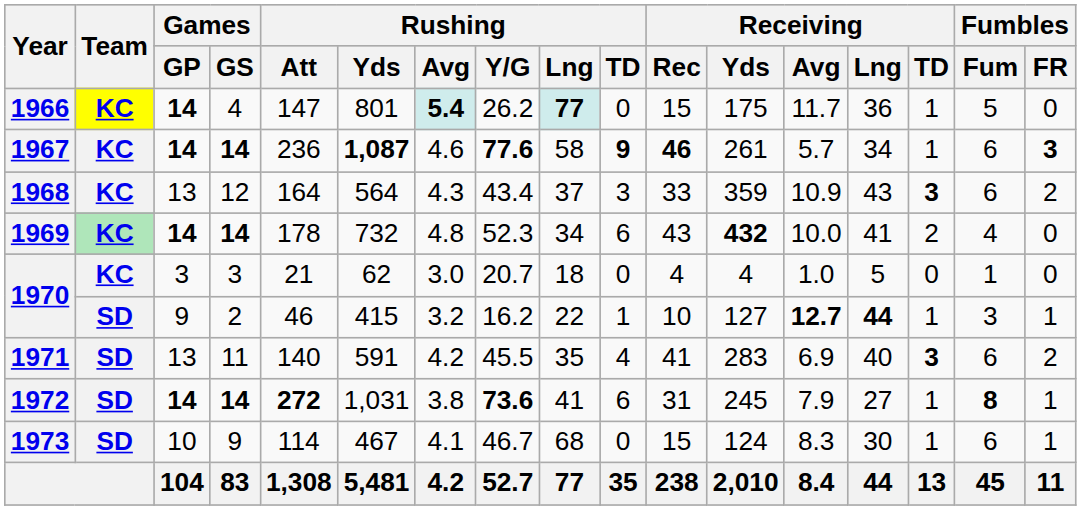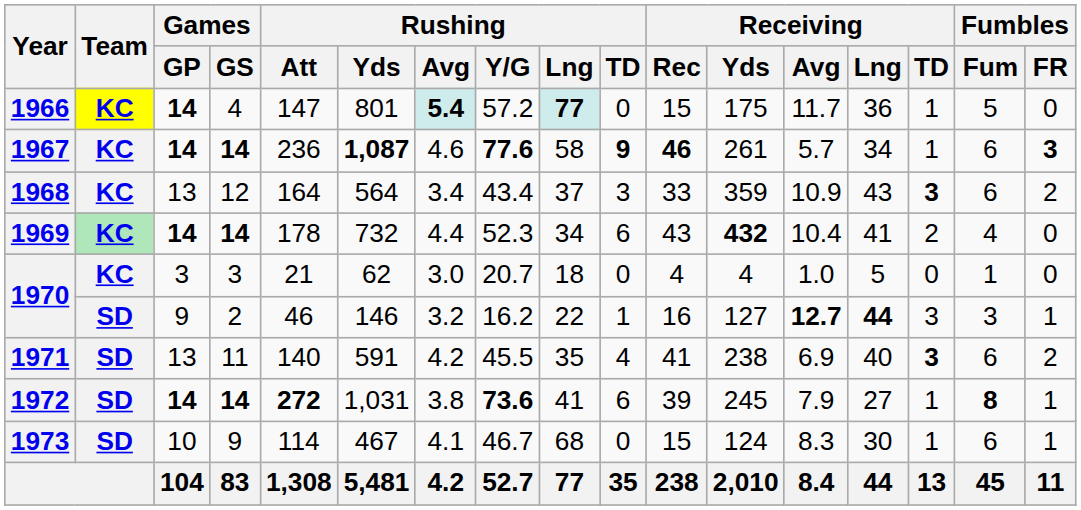(508, 108) 26.2 -> (508, 108) 57.2
(446, 191) 4.3 -> (446, 191) 3.4
(446, 233) 4.8 -> (446, 233) 4.4
(816, 233) 10.0 -> (816, 233) 10.4
(377, 316) 415 -> (377, 316) 146
(677, 316) 10 -> (677, 316) 16
(931, 316) 1 -> (931, 316) 3
(746, 358) 283 -> (746, 358) 238
(677, 399) 31 -> (677, 399) 39
